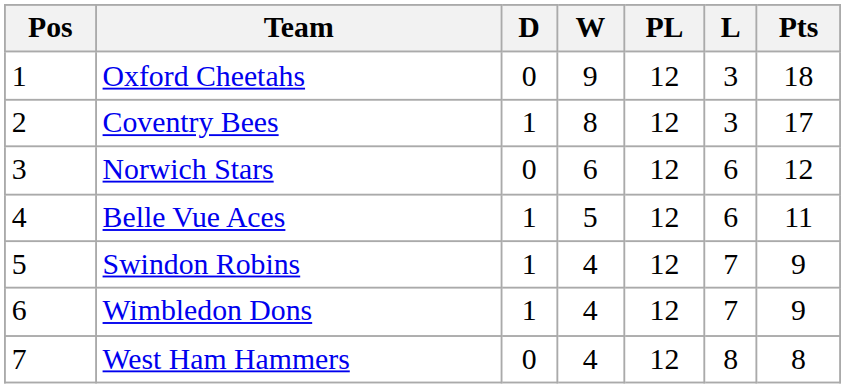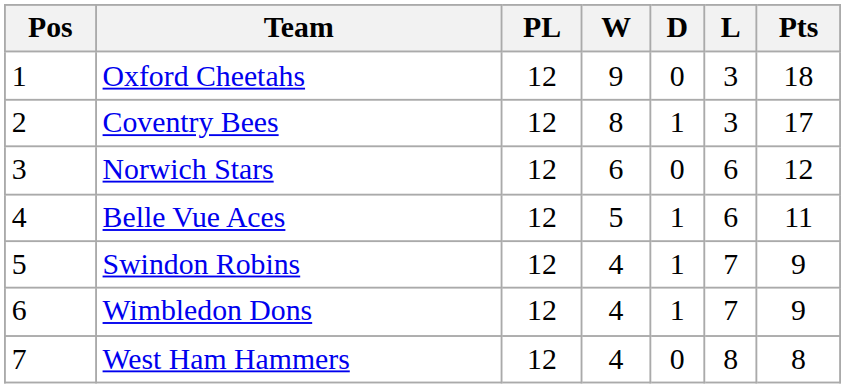columns swapped: (664, 28) <-> (529, 28)
